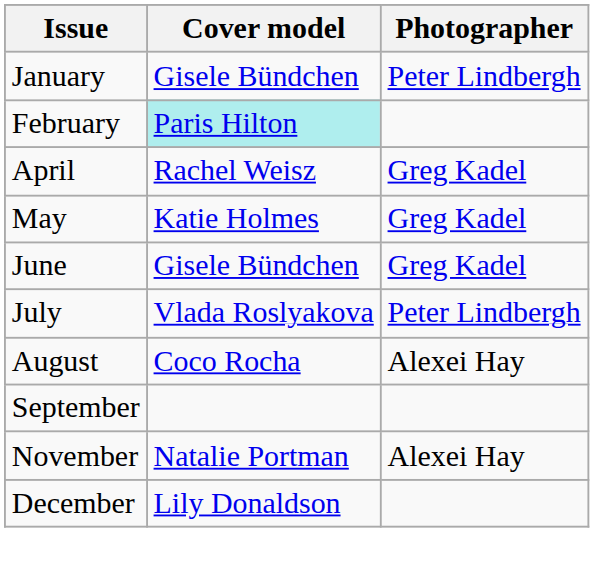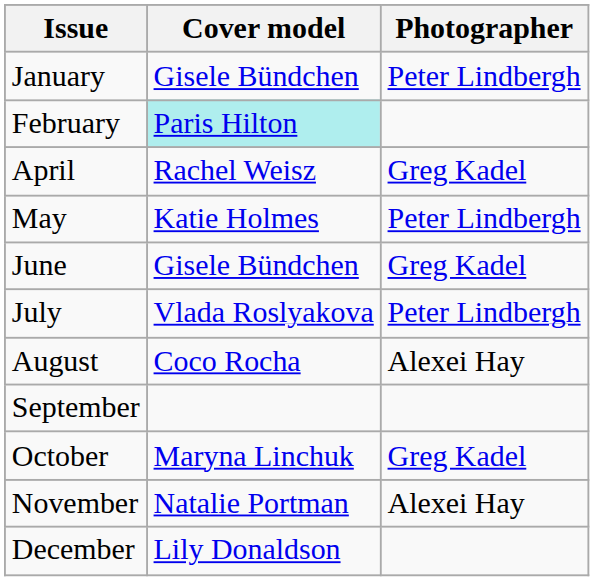(457, 218) Greg Kadel -> (484, 218) Peter Lindbergh
+ row: (60, 455)
